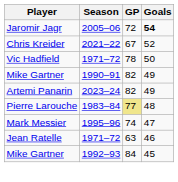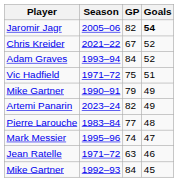(130, 28) 72 -> (130, 28) 82
+ row: (37, 59)
(130, 59) 78 -> (130, 75) 75
(149, 59) 50 -> (149, 75) 51
(130, 75) 82 -> (130, 91) 79
(130, 106) khaki background -> (130, 122) no background
